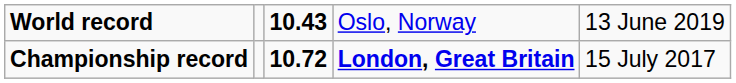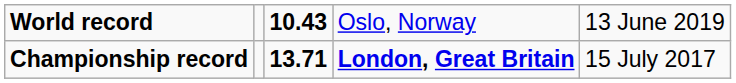(298, 59) 10.72 -> (298, 59) 13.71
